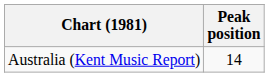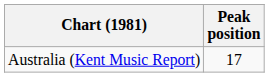(234, 59) 14 -> (234, 59) 17
